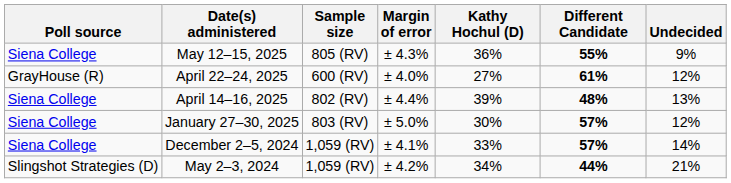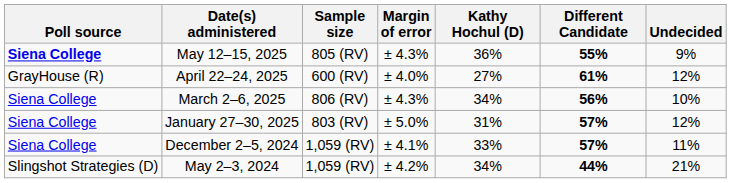(52, 55) normal -> (55, 55) bold
- row: (232, 100)
+ row: (232, 100)
(488, 122) 30% -> (488, 122) 31%
(686, 145) 14% -> (686, 145) 11%
